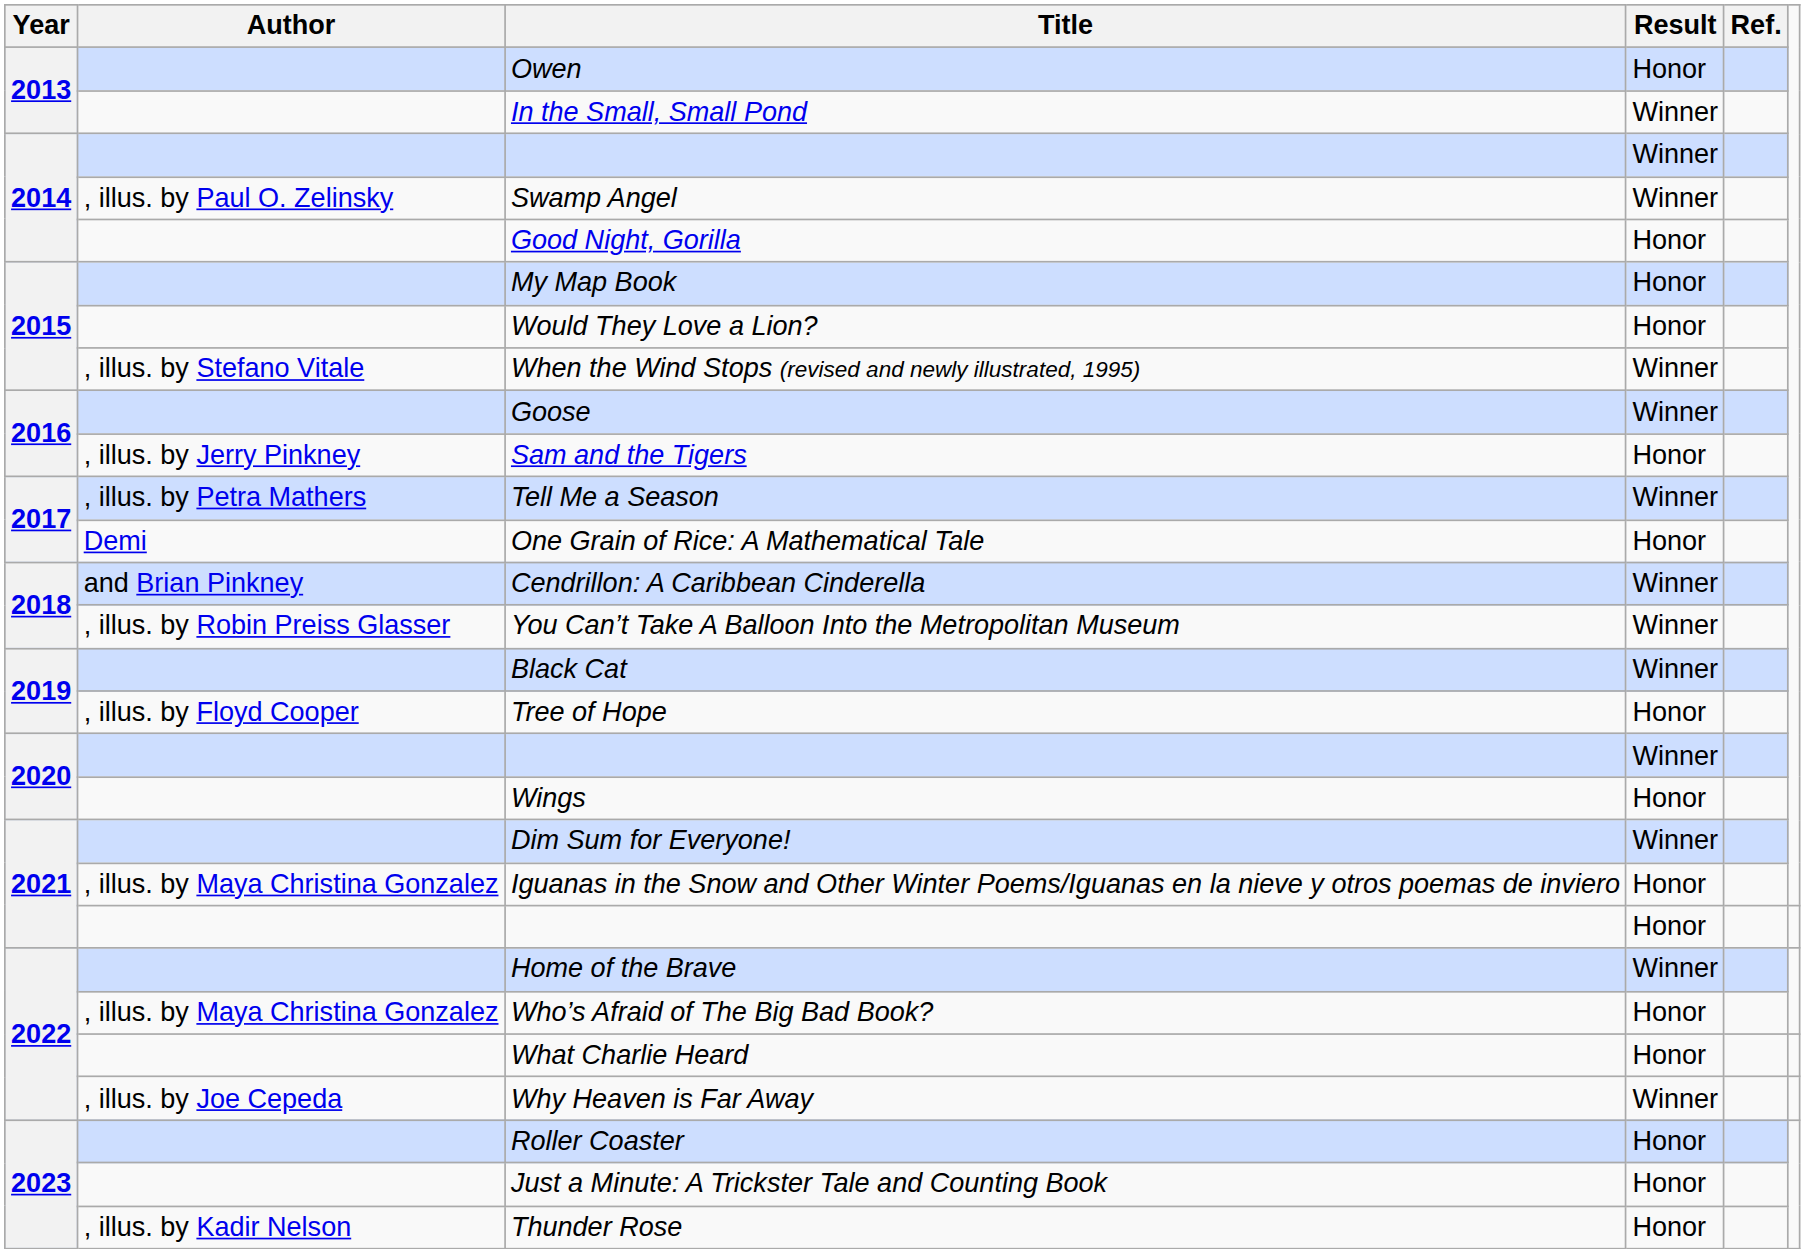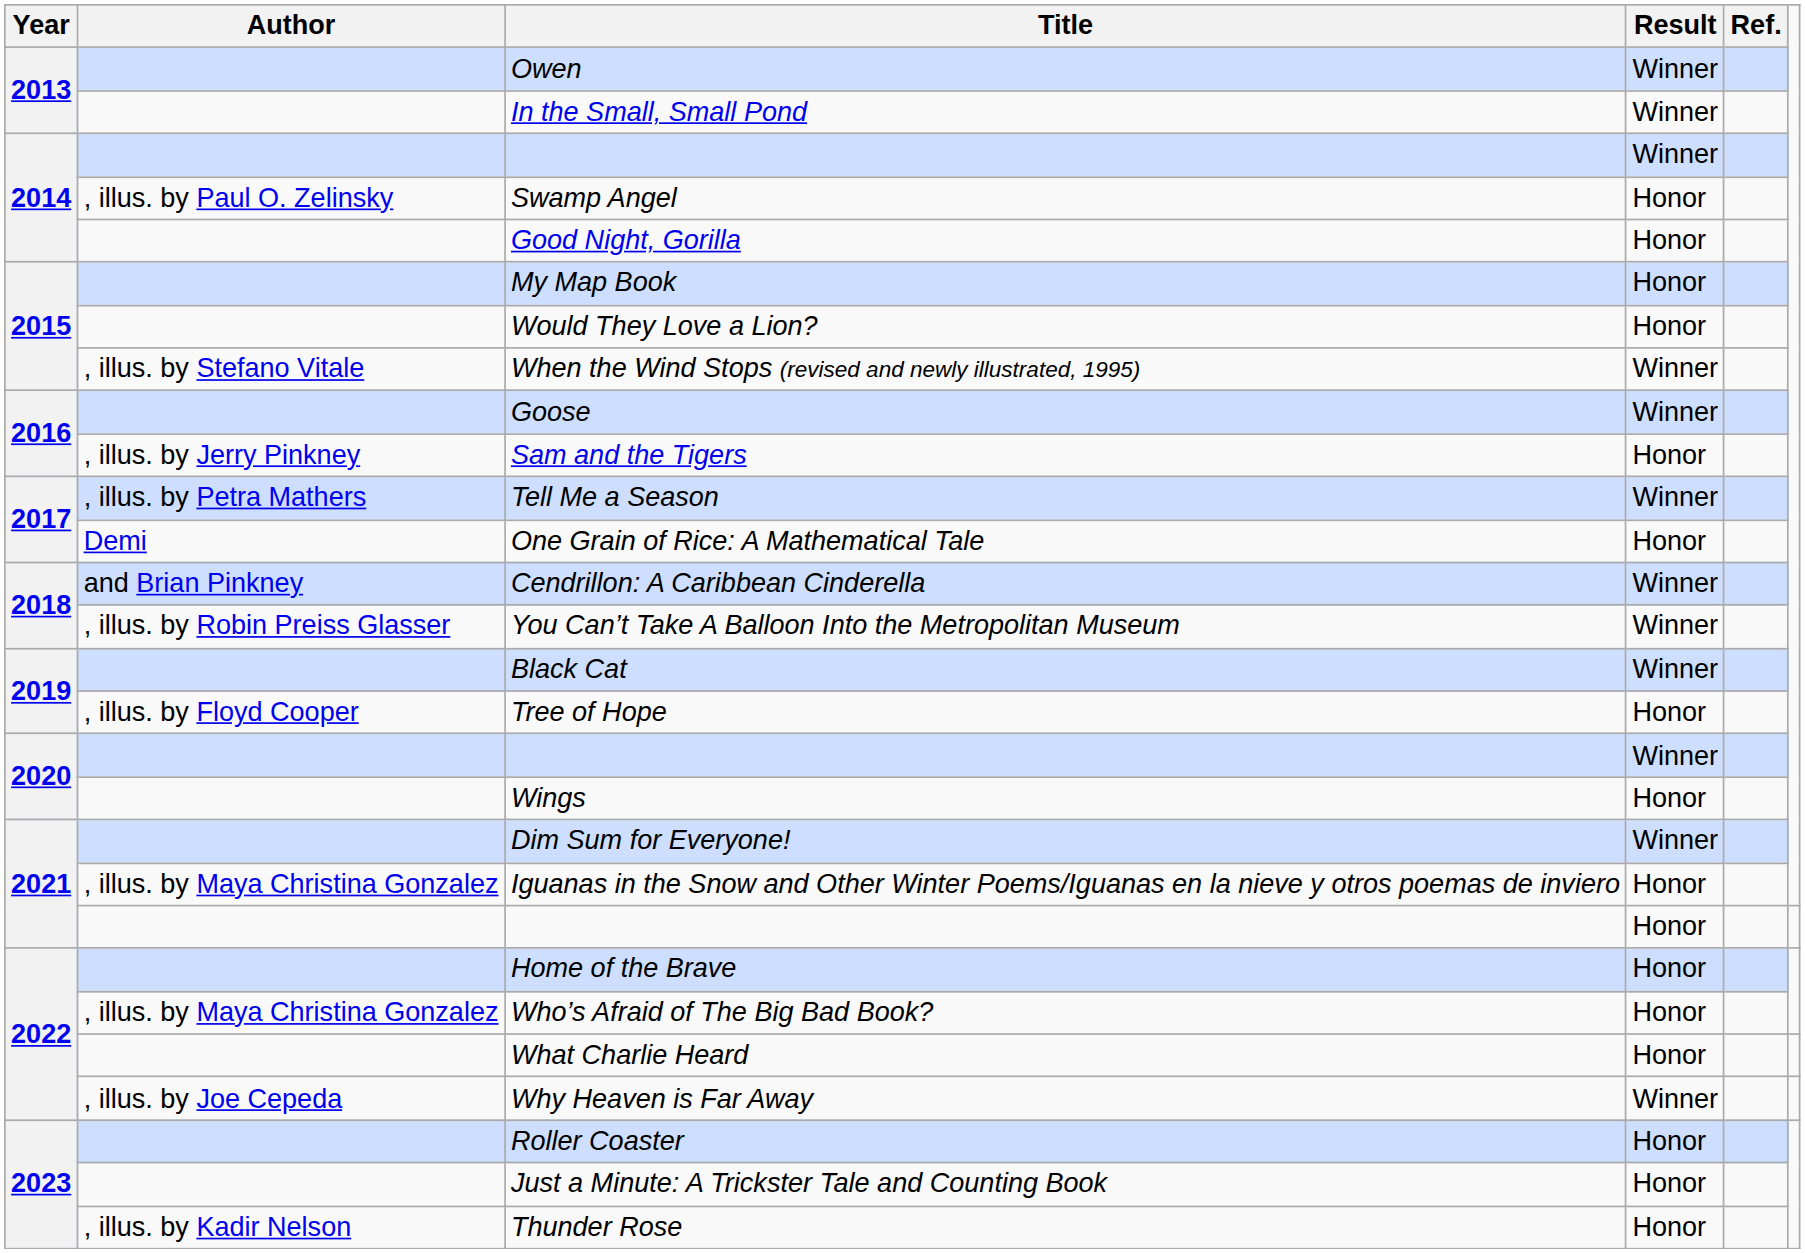(1669, 68) Honor -> (1675, 68) Winner
(1675, 197) Winner -> (1669, 197) Honor
(1675, 969) Winner -> (1669, 969) Honor
